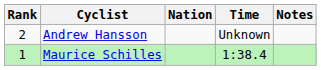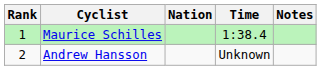rows swapped: (103, 55) <-> (95, 35)
